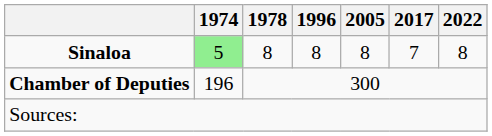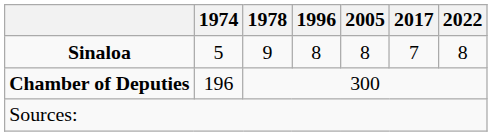(219, 51) lightgreen background -> (219, 51) no background
(267, 51) 8 -> (267, 51) 9
